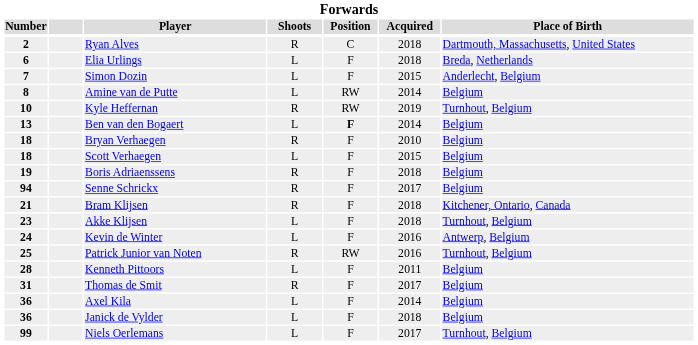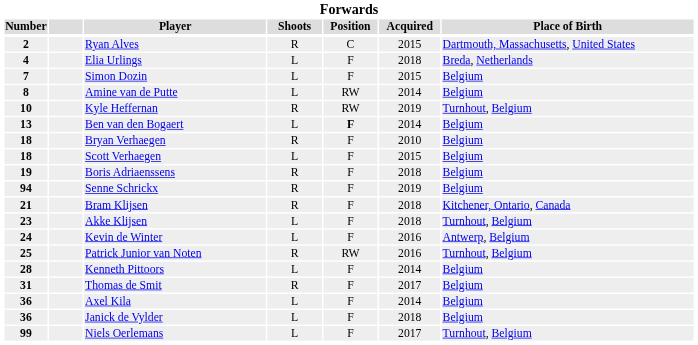(410, 44) 2018 -> (410, 44) 2015
(26, 60) 6 -> (26, 60) 4
(492, 76) Anderlecht, Belgium -> (463, 76) Belgium
(410, 188) 2017 -> (410, 188) 2019
(410, 269) 2011 -> (410, 269) 2014
